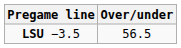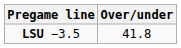(137, 34) 56.5 -> (137, 34) 41.8
